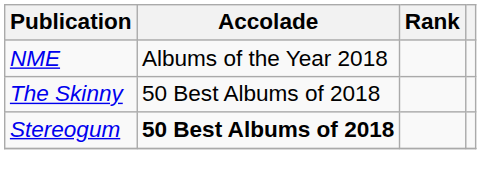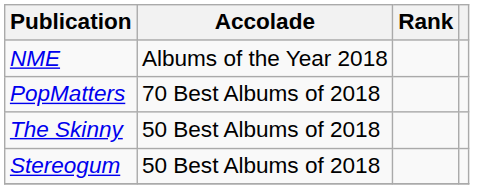+ row: (68, 93)
(268, 129) bold -> (261, 165) normal
